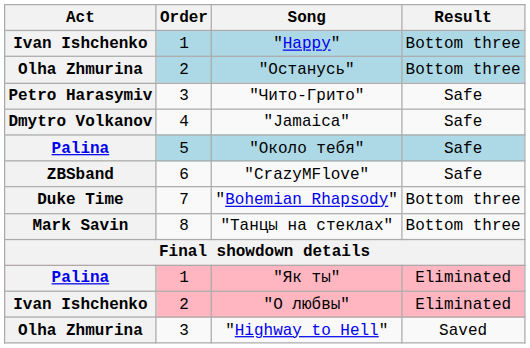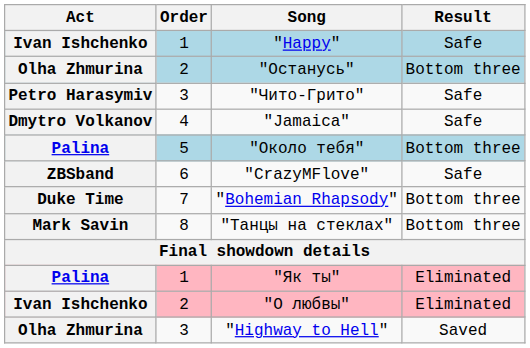(463, 44) Bottom three -> (463, 44) Safe
(463, 148) Safe -> (463, 148) Bottom three
